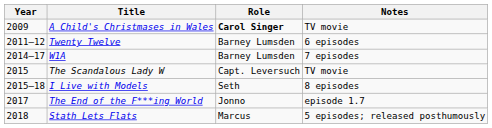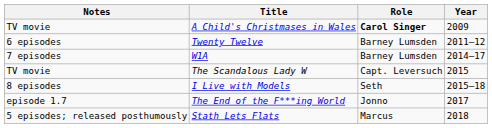columns swapped: (26, 12) <-> (395, 12)
